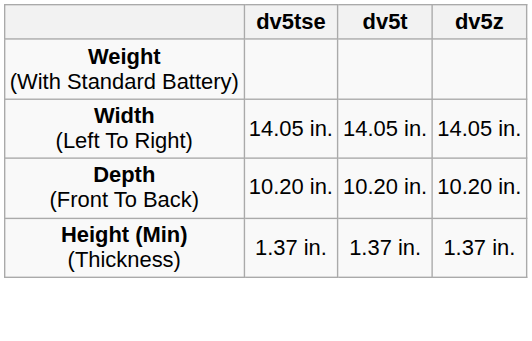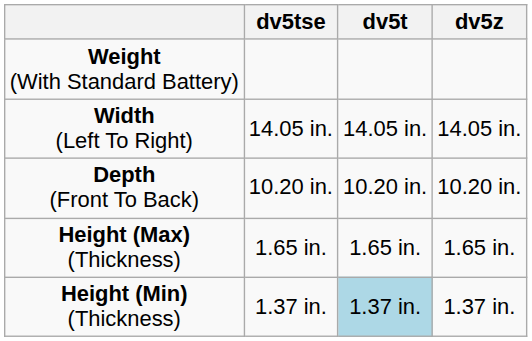+ row: (124, 247)
(385, 247) no background -> (385, 306) lightblue background
